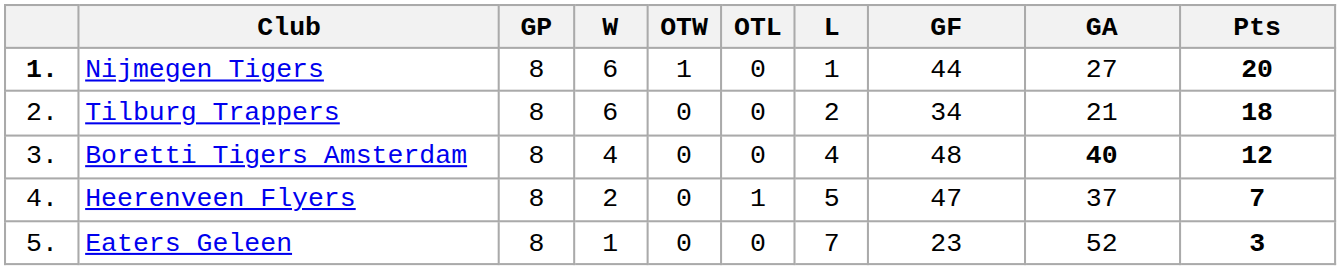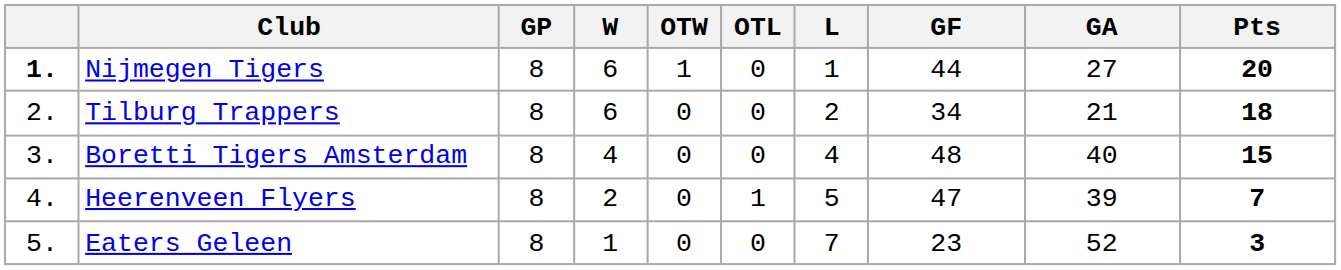(1102, 156) bold -> (1102, 156) normal
(1257, 156) 12 -> (1257, 156) 15
(1102, 200) 37 -> (1102, 200) 39
